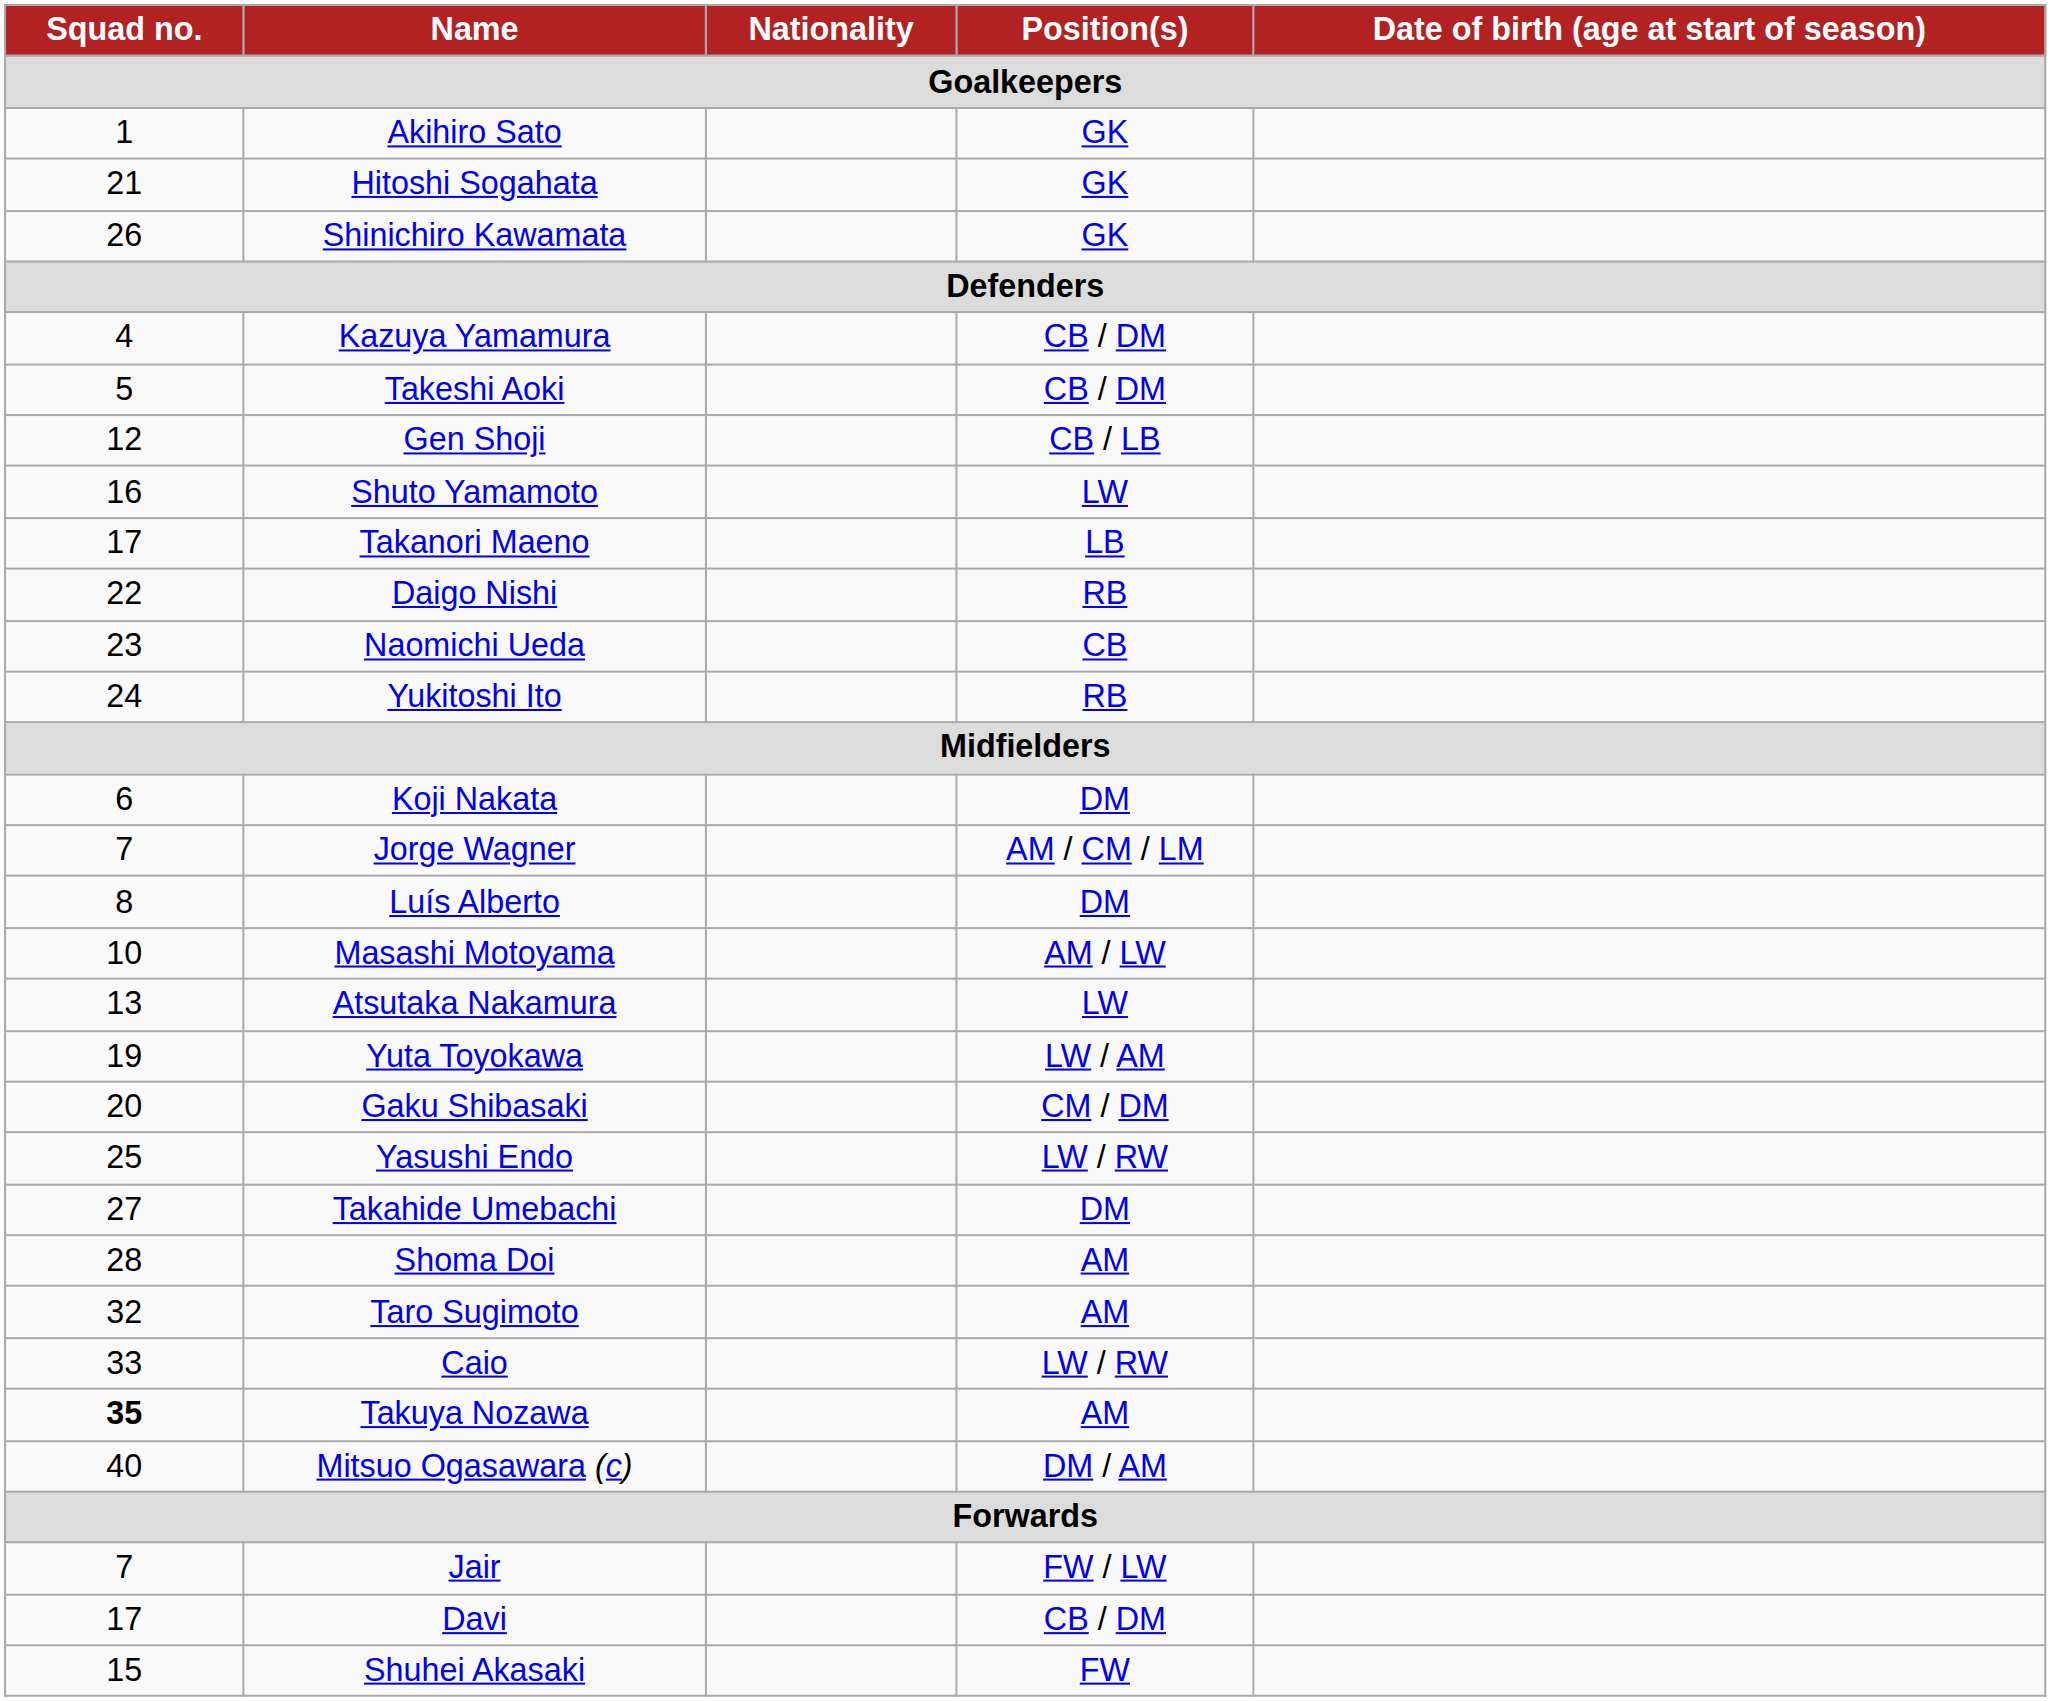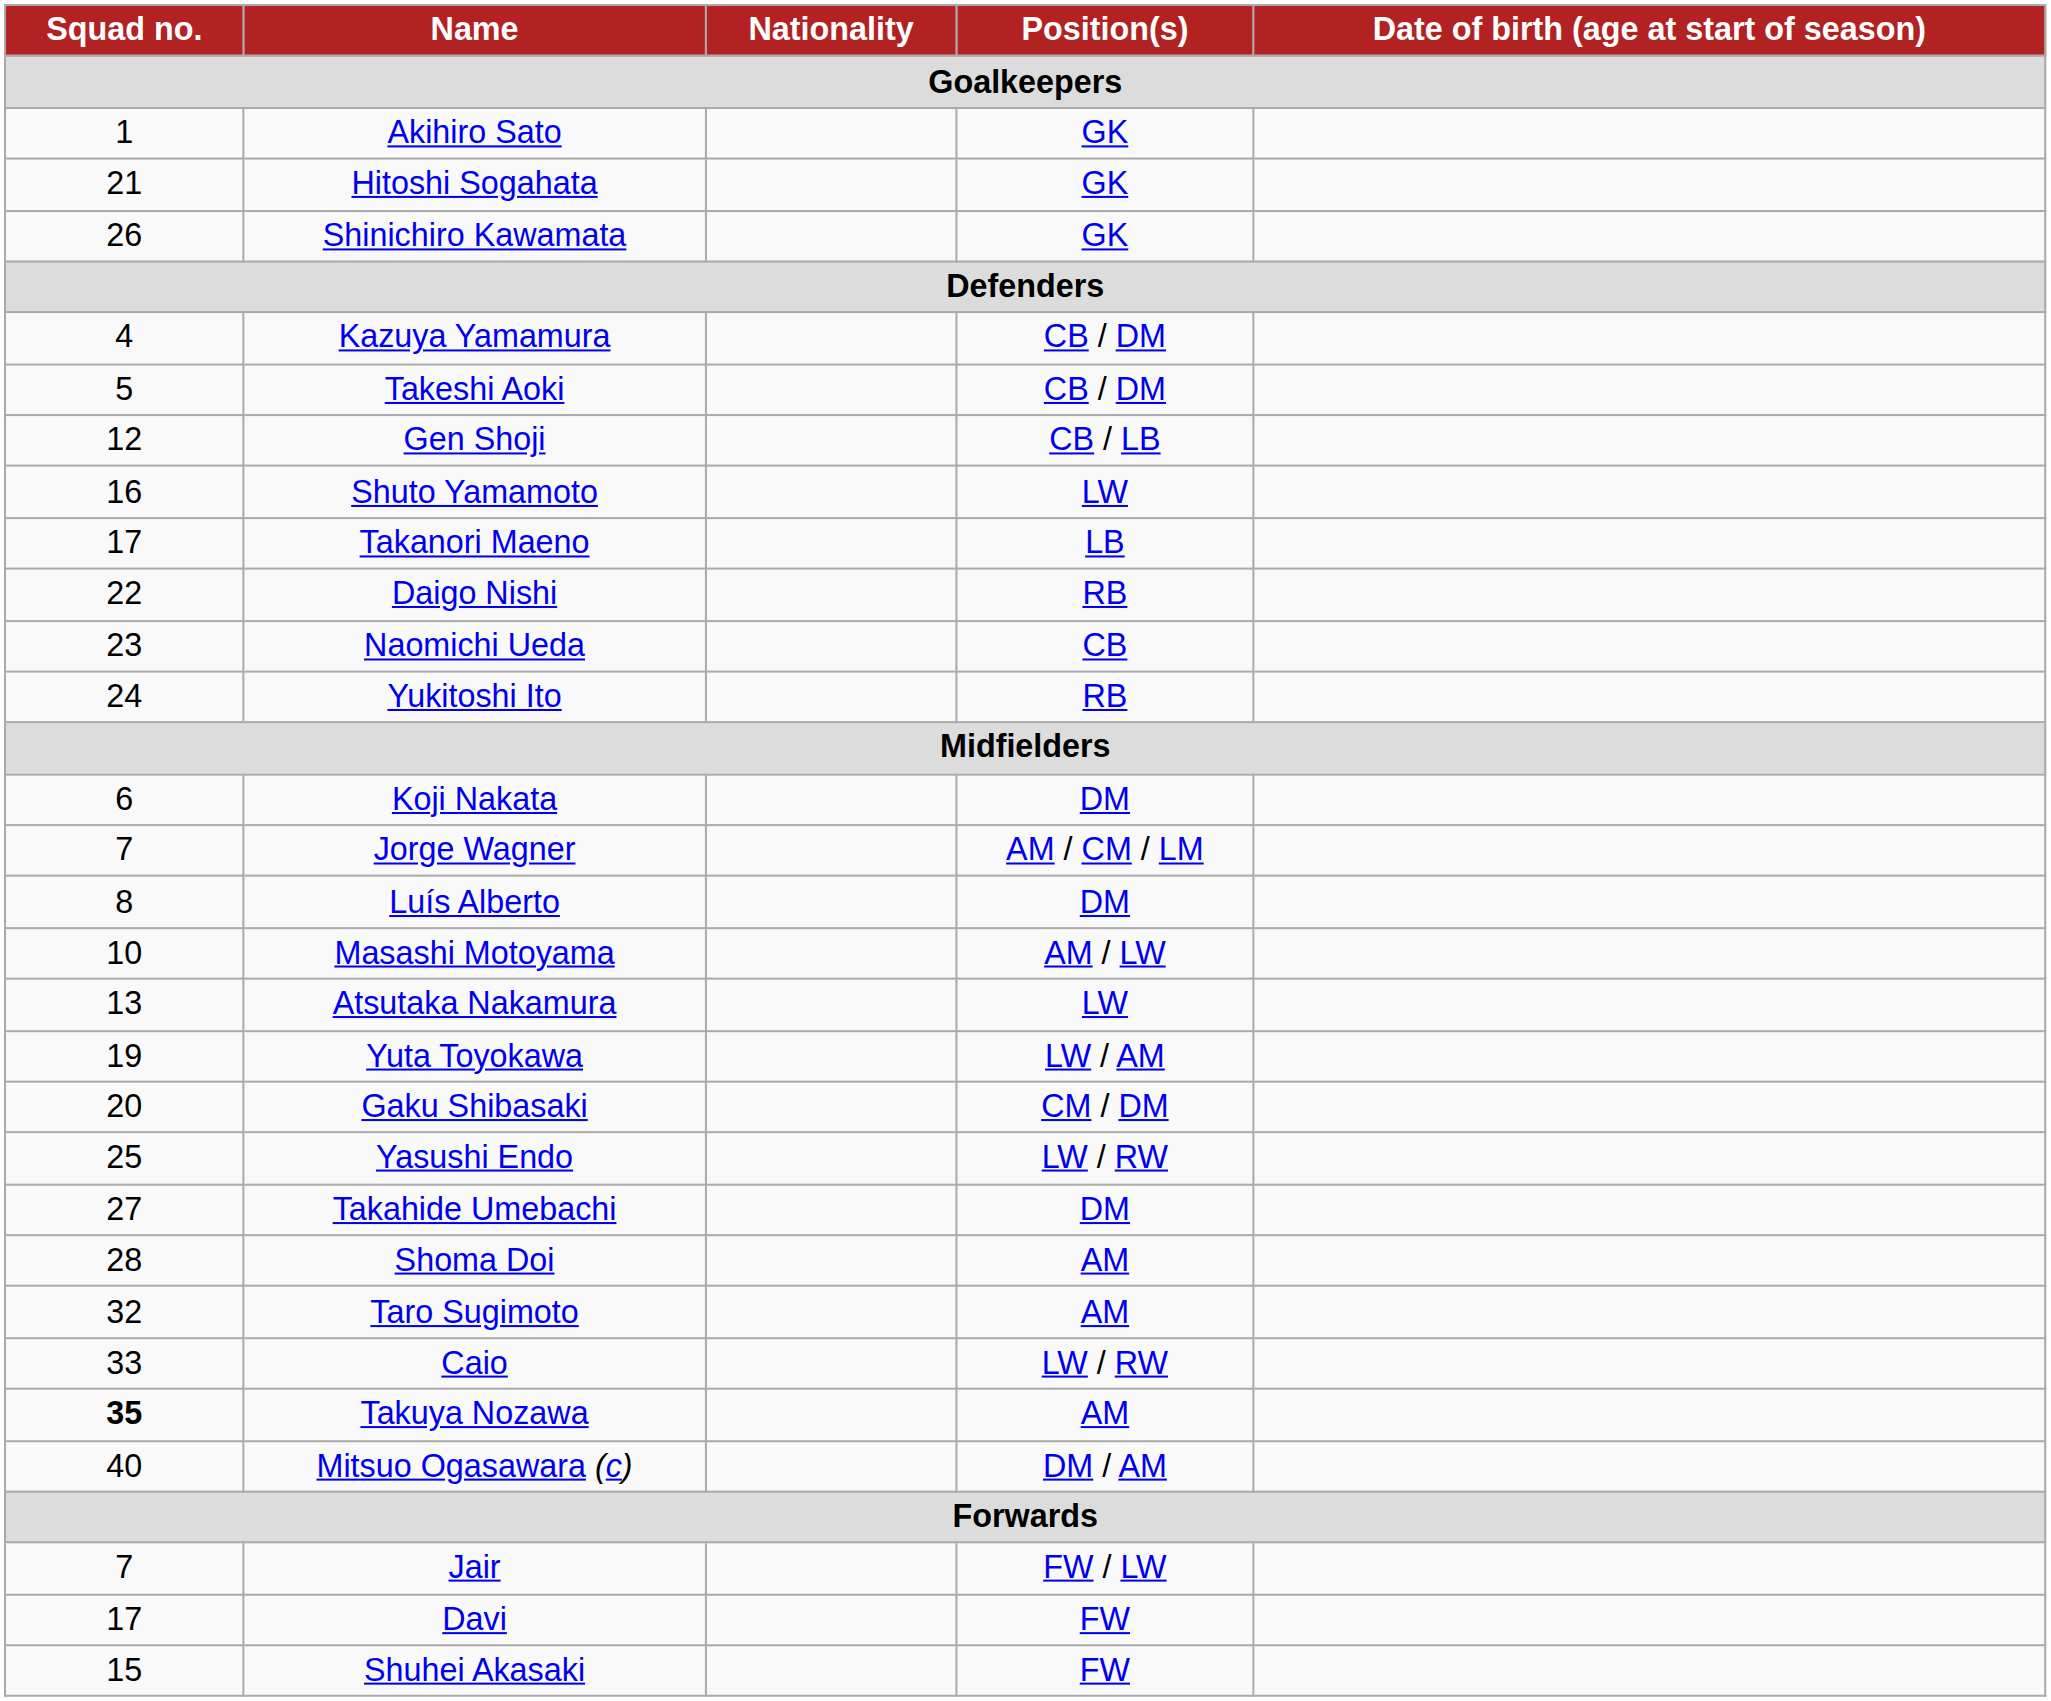(1105, 1619) CB / DM -> (1105, 1619) FW
